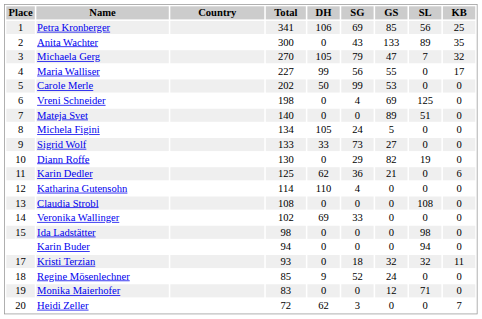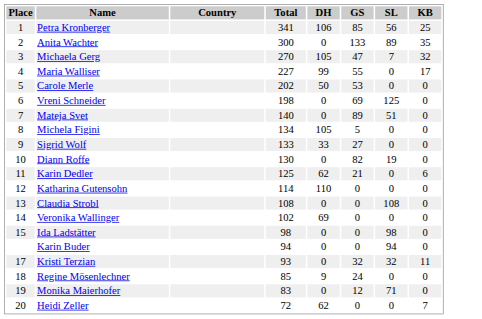- column: (357, 13)
